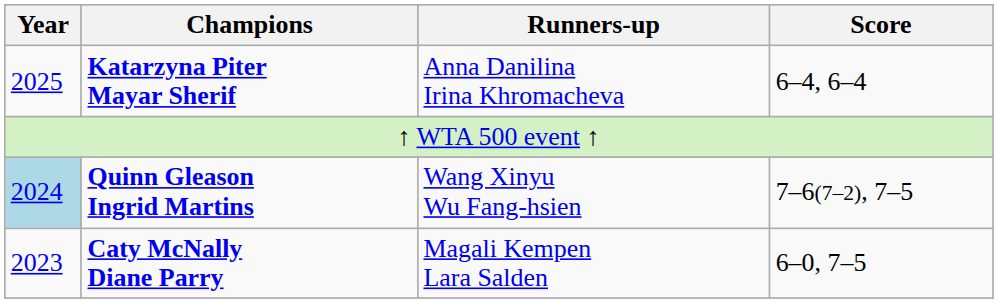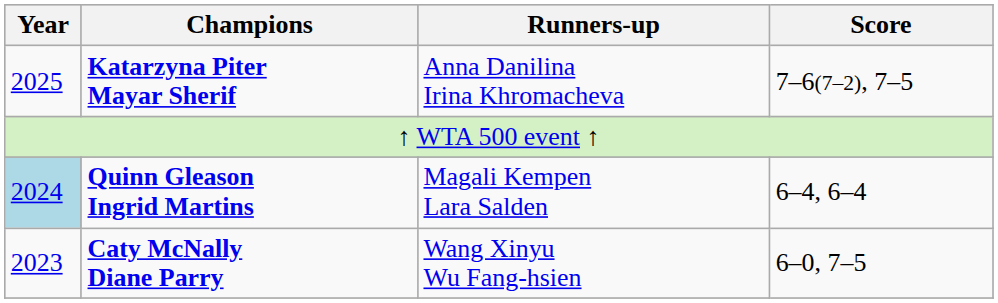(821, 80) 6–4, 6–4 -> (844, 80) 7–6(7–2), 7–5
(503, 192) Wang Xinyu Wu Fang-hsien -> (507, 192) Magali Kempen Lara Salden
(844, 192) 7–6(7–2), 7–5 -> (821, 192) 6–4, 6–4
(507, 262) Magali Kempen Lara Salden -> (503, 262) Wang Xinyu Wu Fang-hsien
